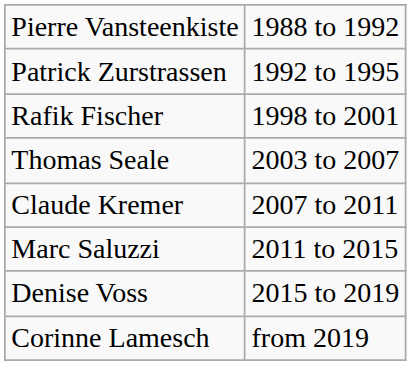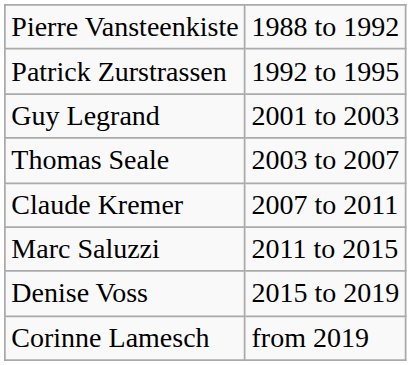- row: (87, 115)
+ row: (86, 115)
